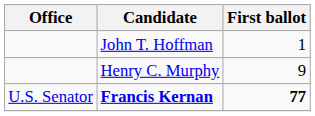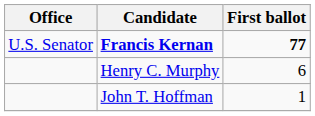rows swapped: (157, 96) <-> (157, 44)
(302, 70) 9 -> (302, 70) 6
